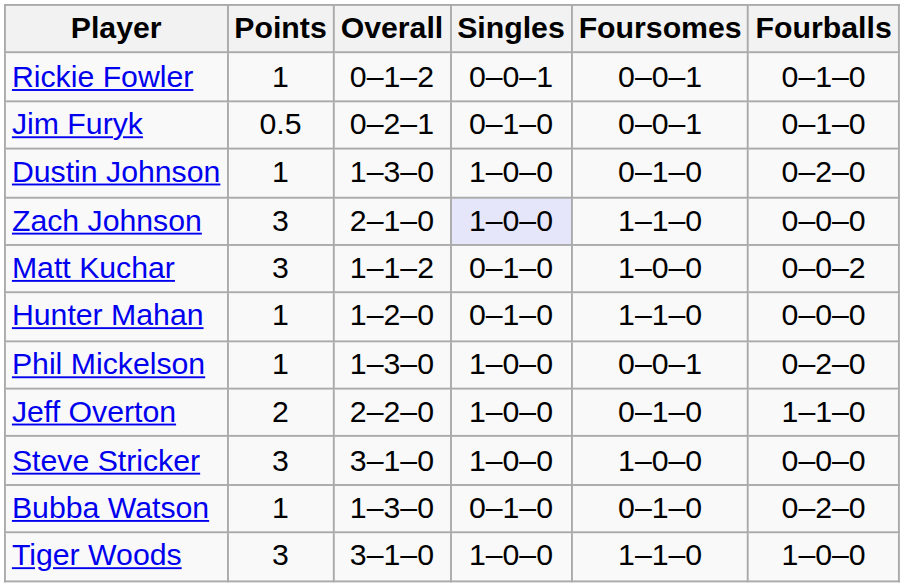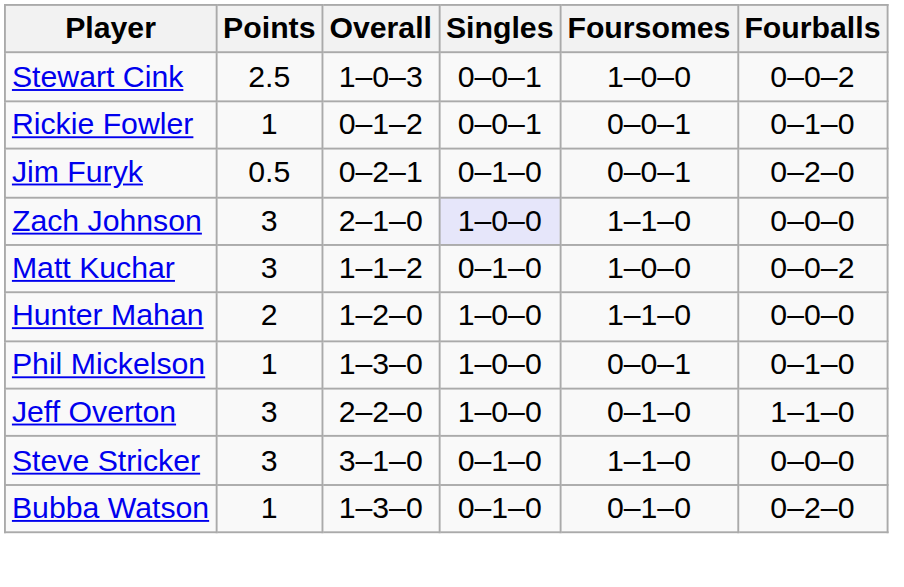+ row: (98, 76)
(824, 124) 0–1–0 -> (812, 172) 0–2–0
- row: (116, 172)
(281, 316) 1 -> (269, 316) 2
(511, 316) 0–1–0 -> (500, 316) 1–0–0
(824, 364) 0–2–0 -> (812, 364) 0–1–0
(281, 412) 2 -> (269, 412) 3
(511, 460) 1–0–0 -> (500, 460) 0–1–0
(660, 460) 1–0–0 -> (649, 460) 1–1–0
- row: (97, 556)
